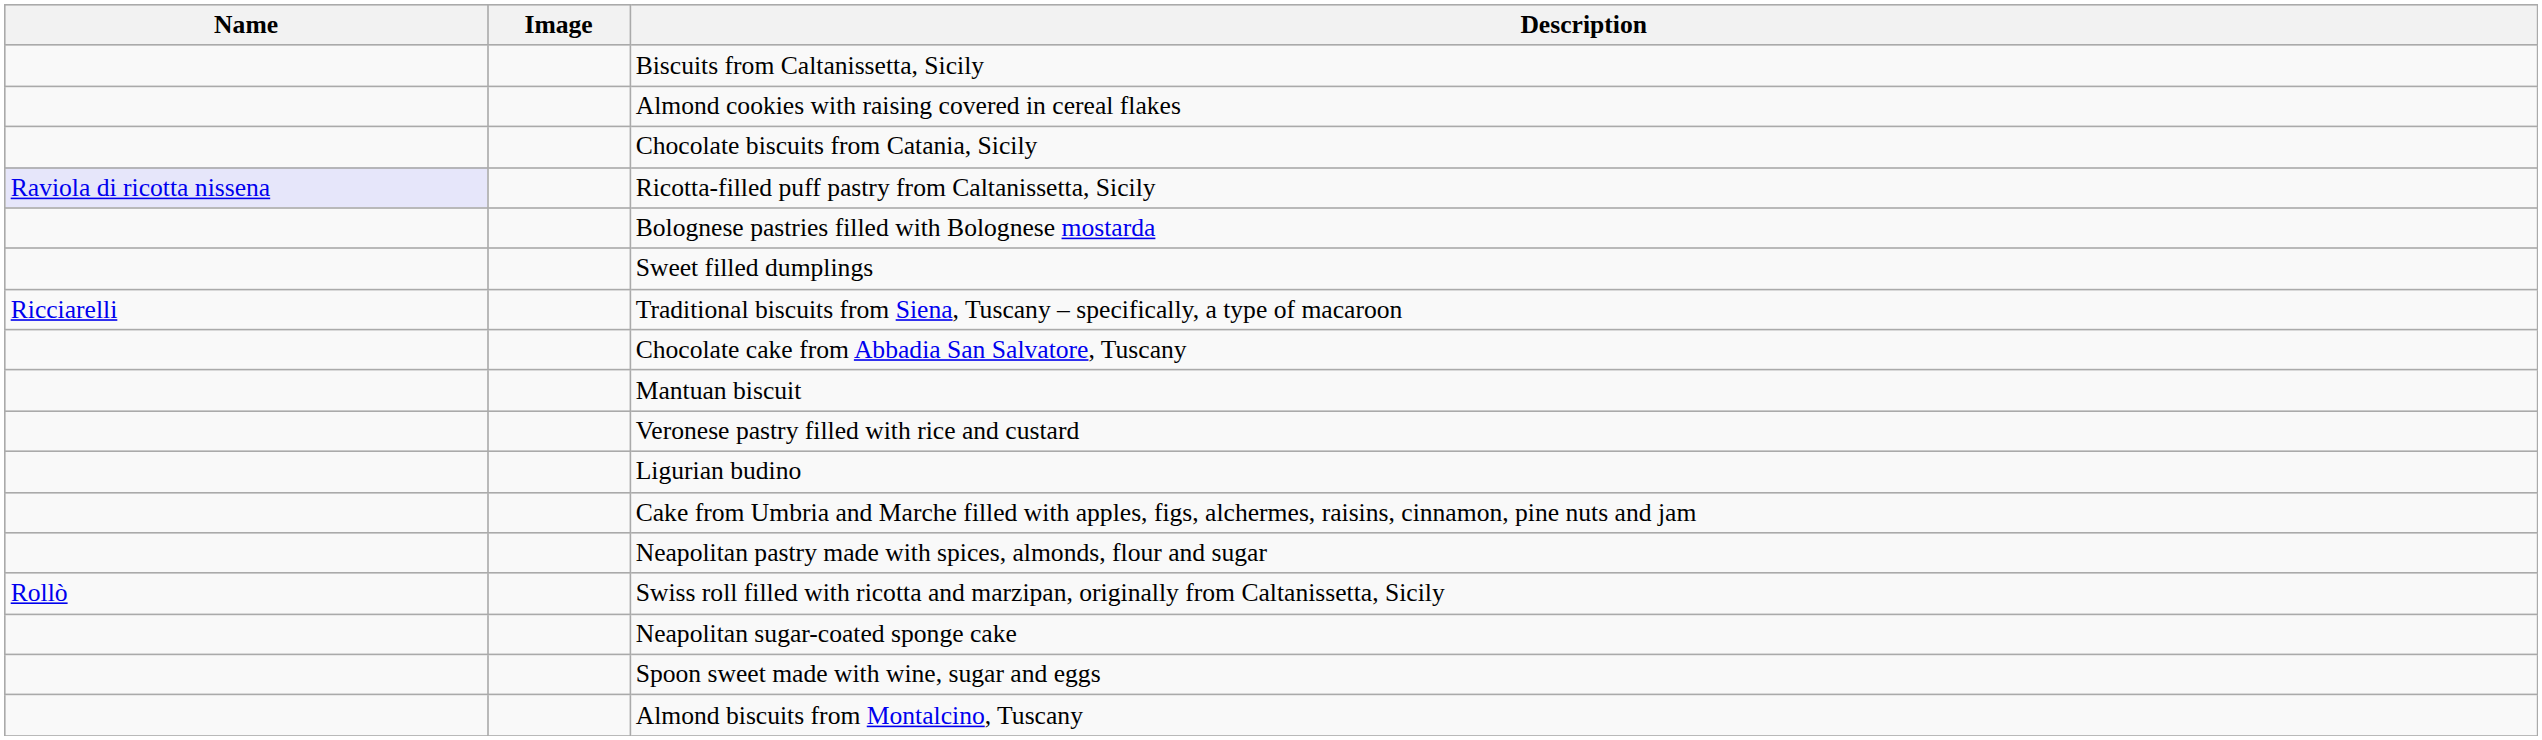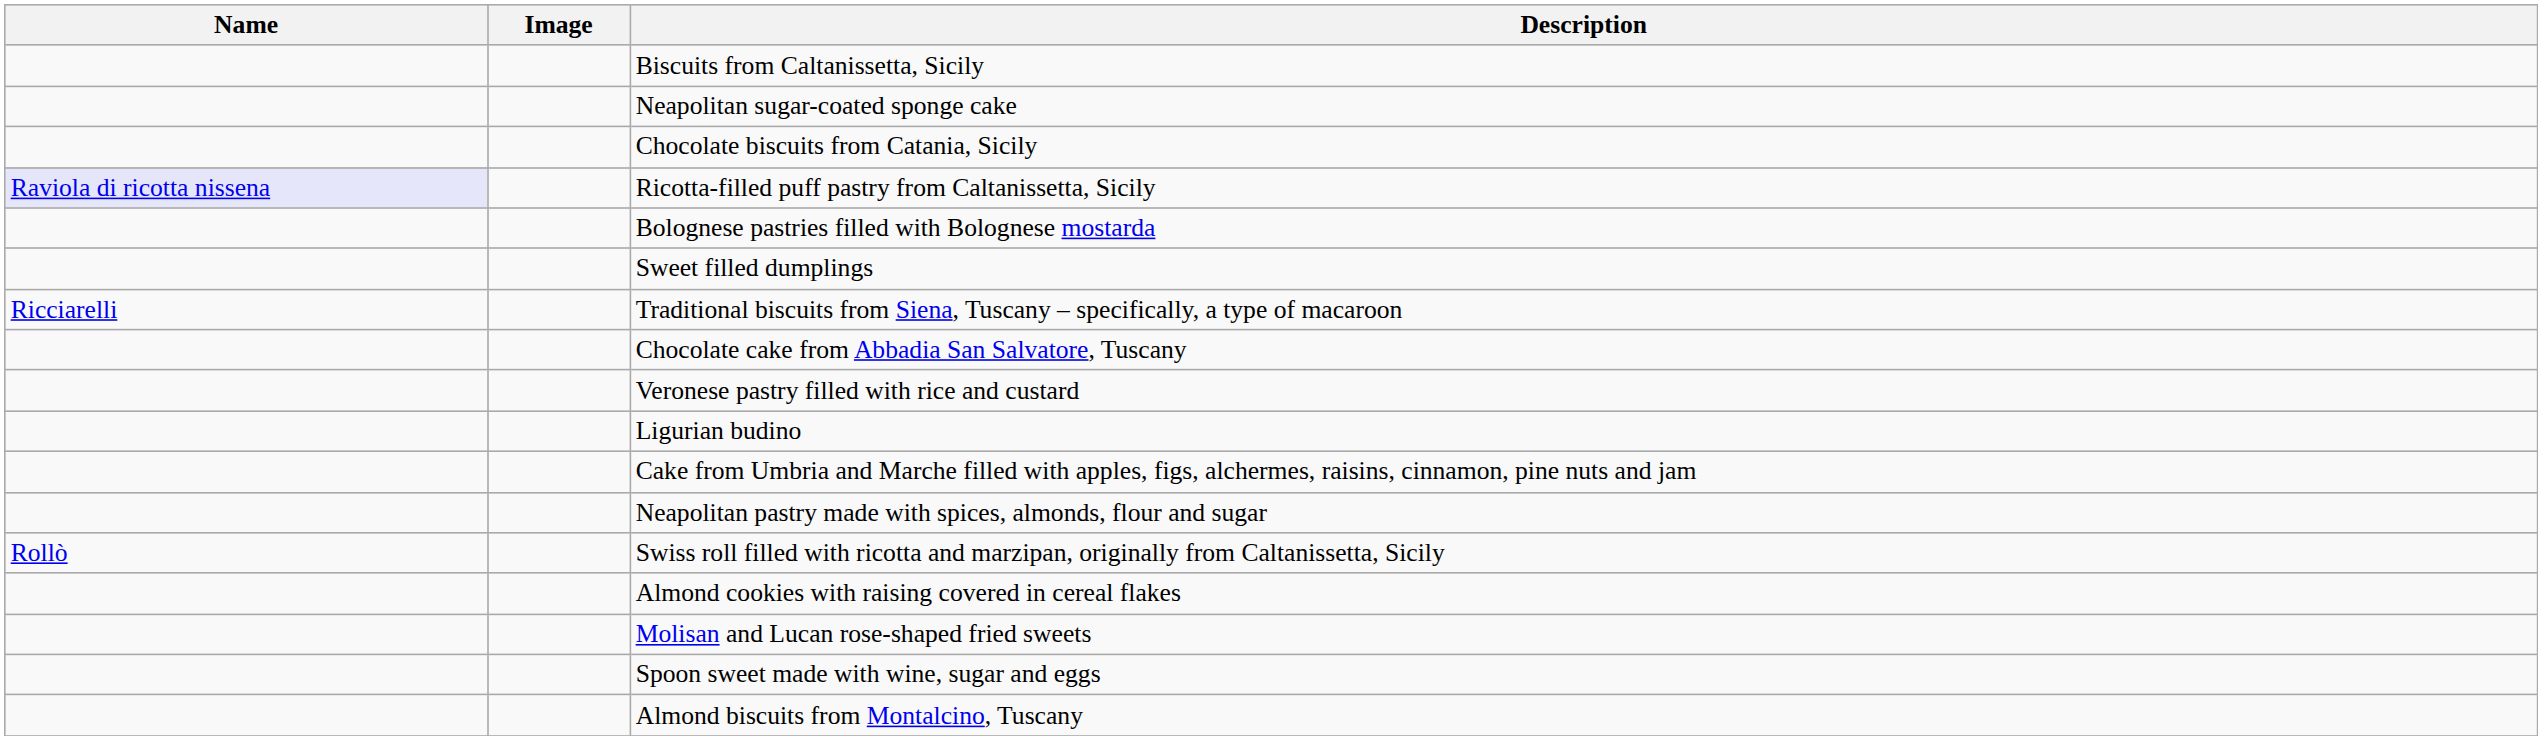rows swapped: (826, 633) <-> (908, 106)
- row: (718, 390)
+ row: (864, 633)
